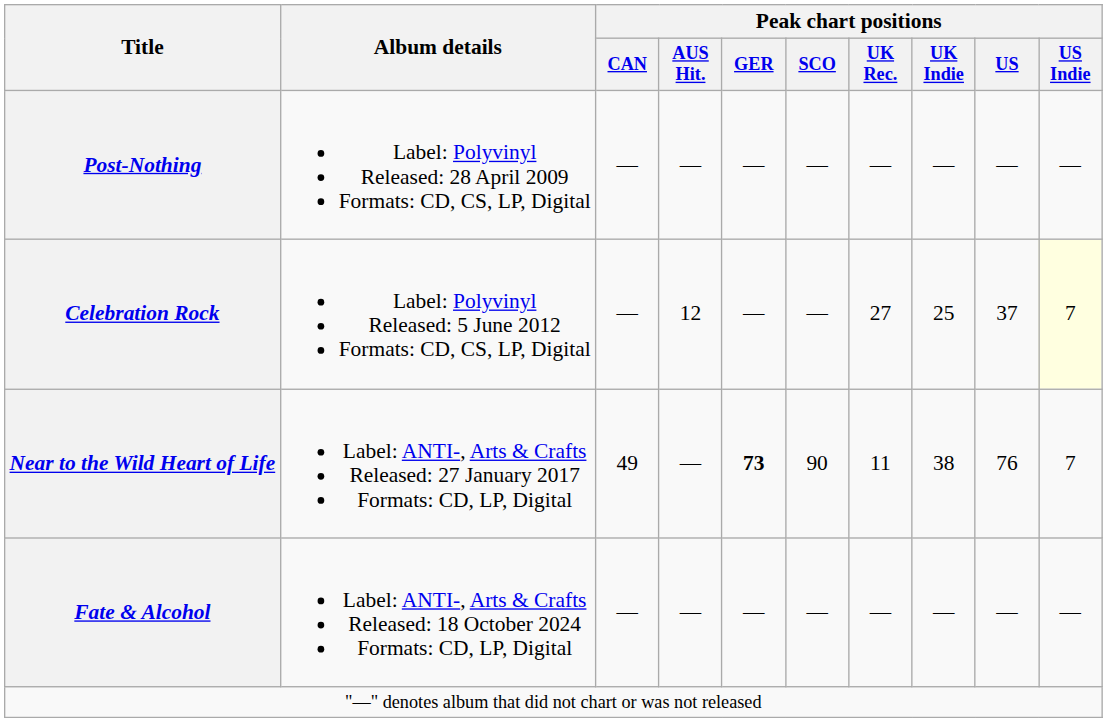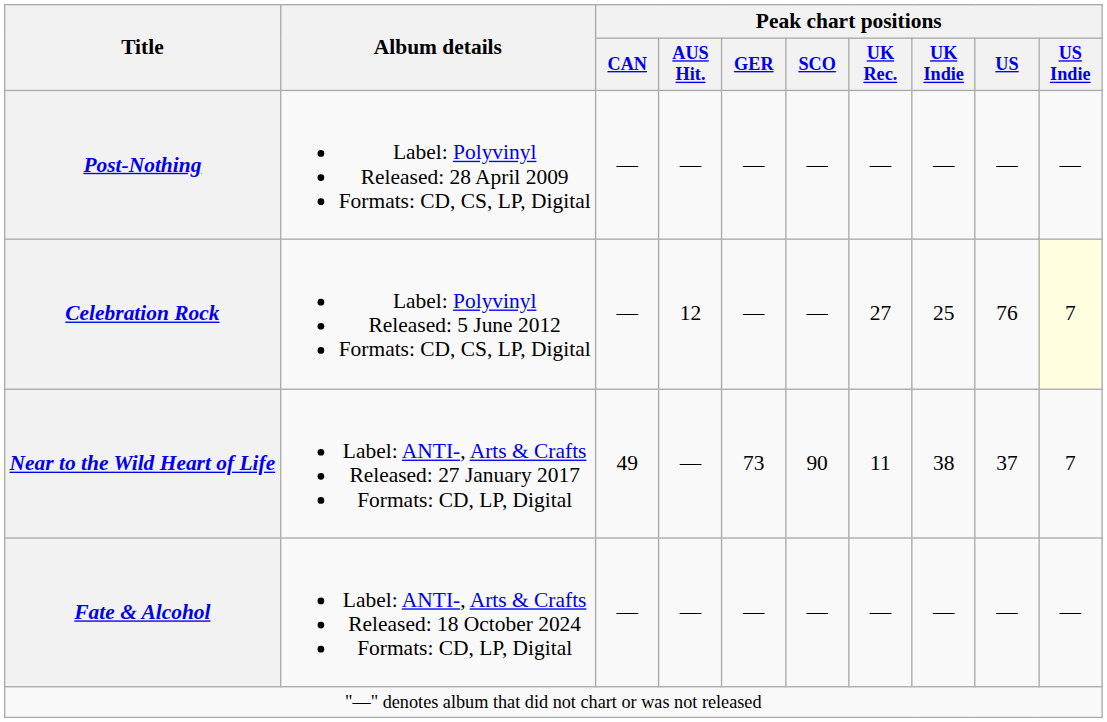(1007, 313) 37 -> (1007, 313) 76
(754, 463) bold -> (754, 463) normal
(1007, 463) 76 -> (1007, 463) 37
